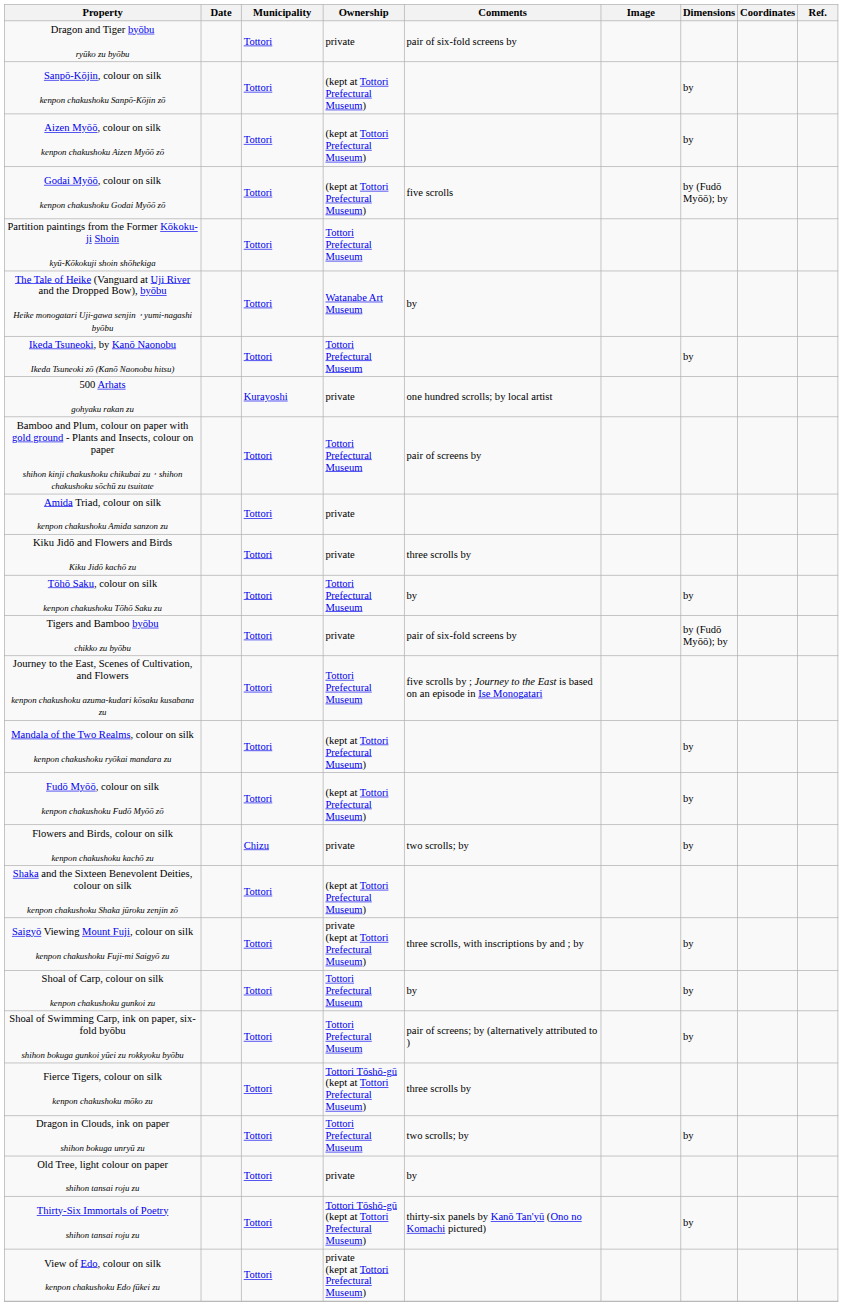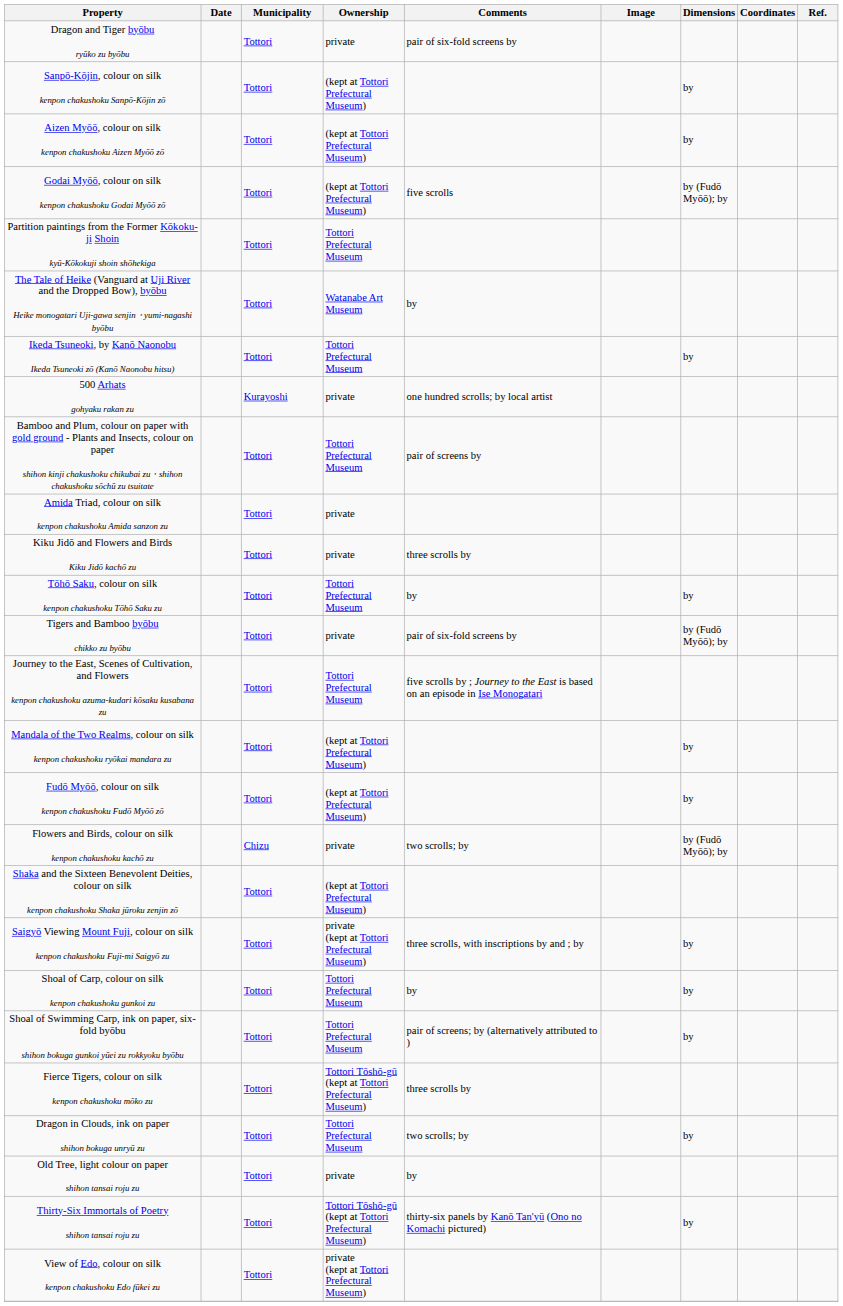(688, 845) by -> (705, 845) by (Fudō Myōō); by
